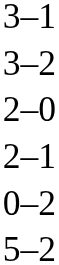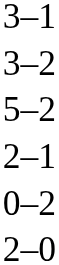rows swapped: (29, 249) <-> (29, 109)
